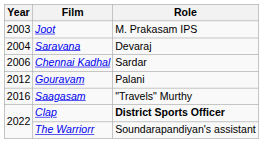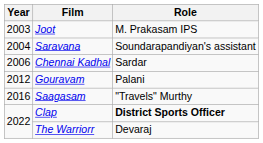(133, 46) Devaraj -> (185, 46) Soundarapandiyan's assistant
(185, 130) Soundarapandiyan's assistant -> (133, 130) Devaraj
